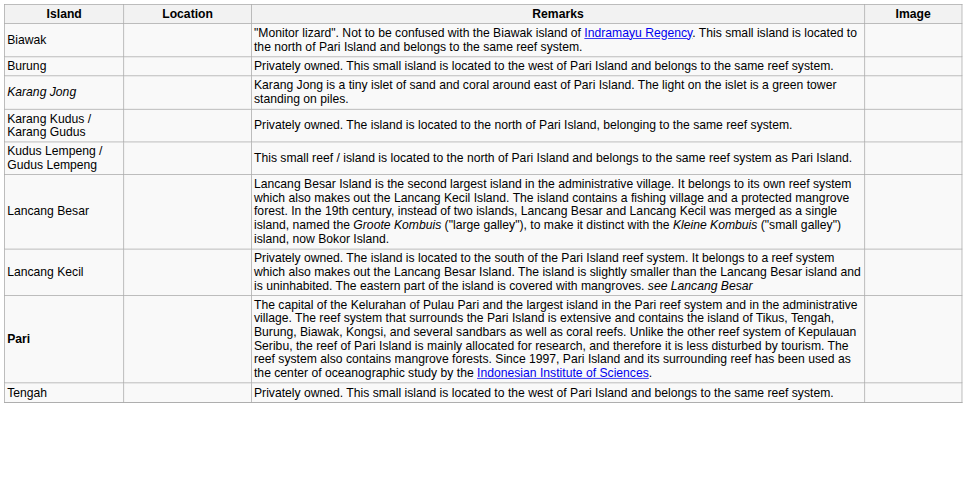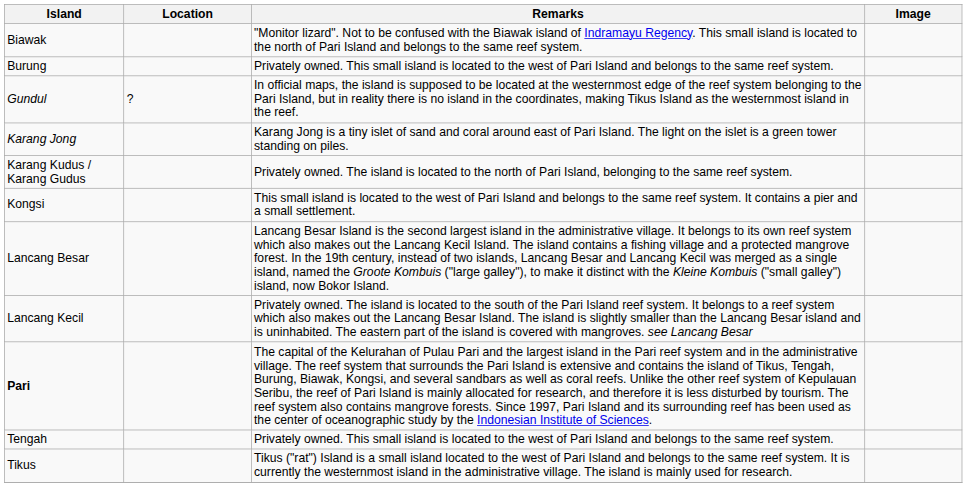+ row: (27, 99)
+ row: (26, 205)
- row: (55, 158)
+ row: (21, 465)
